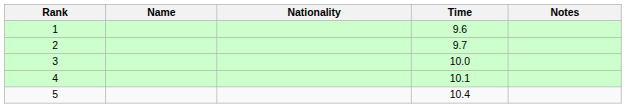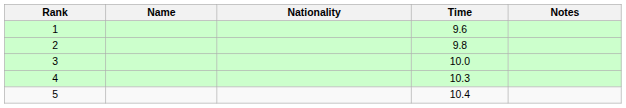(460, 45) 9.7 -> (460, 45) 9.8
(460, 78) 10.1 -> (460, 78) 10.3
